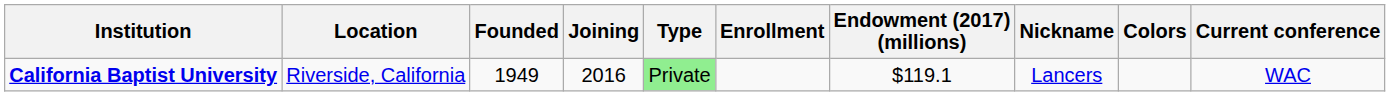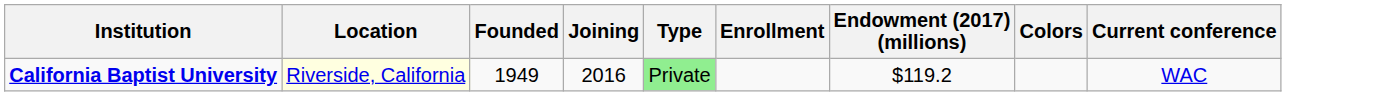- column: (1067, 31)
(376, 74) no background -> (376, 74) lightyellow background
(922, 74) $119.1 -> (922, 74) $119.2
